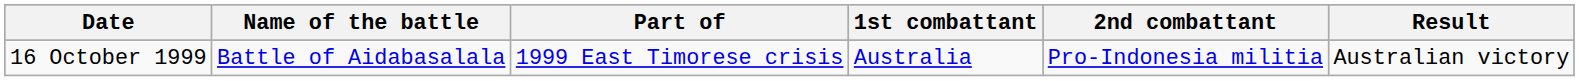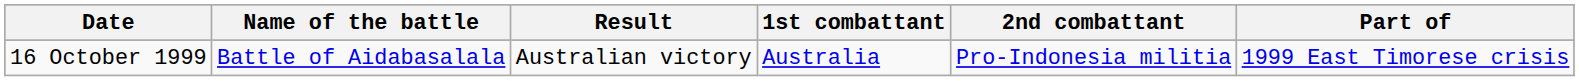columns swapped: (680, 23) <-> (1451, 23)
